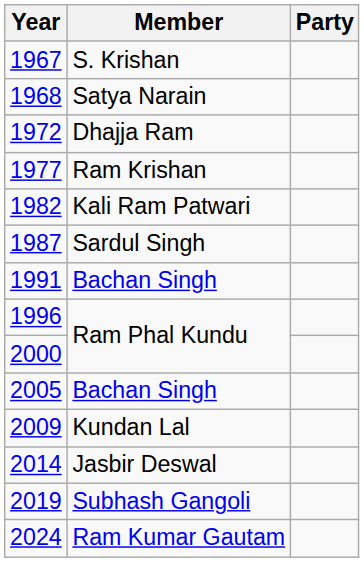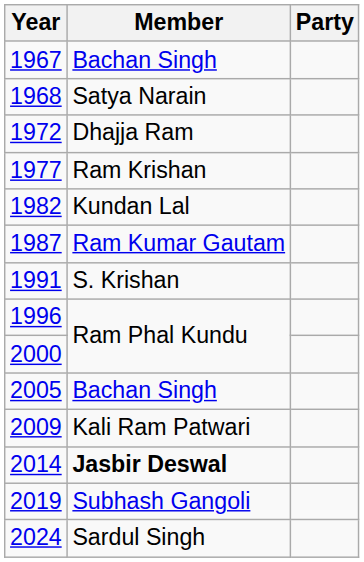(126, 59) S. Krishan -> (145, 59) Bachan Singh
(161, 206) Kali Ram Patwari -> (131, 206) Kundan Lal
(139, 243) Sardul Singh -> (179, 243) Ram Kumar Gautam
(145, 280) Bachan Singh -> (126, 280) S. Krishan
(131, 427) Kundan Lal -> (161, 427) Kali Ram Patwari
(145, 464) normal -> (150, 464) bold
(179, 538) Ram Kumar Gautam -> (139, 538) Sardul Singh
